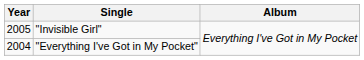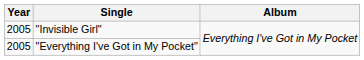(19, 47) 2004 -> (19, 47) 2005
